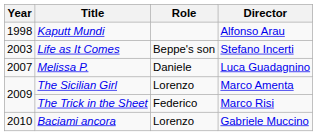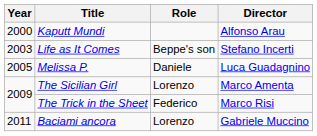(20, 31) 1998 -> (20, 31) 2000
(20, 67) 2007 -> (20, 67) 2005
(20, 121) 2010 -> (19, 121) 2011
